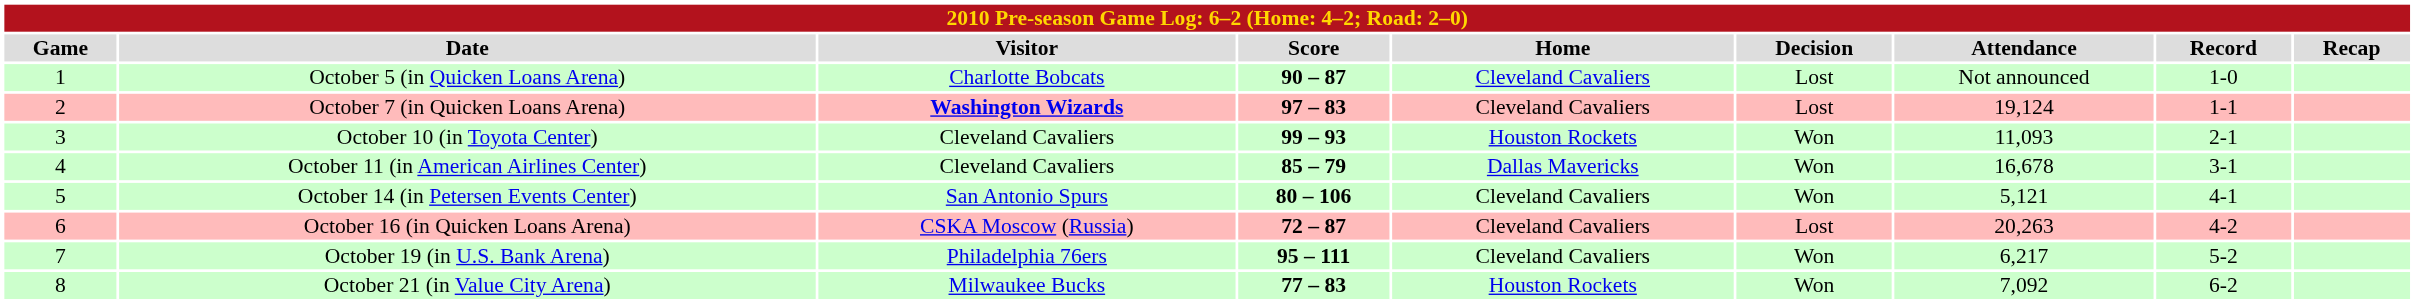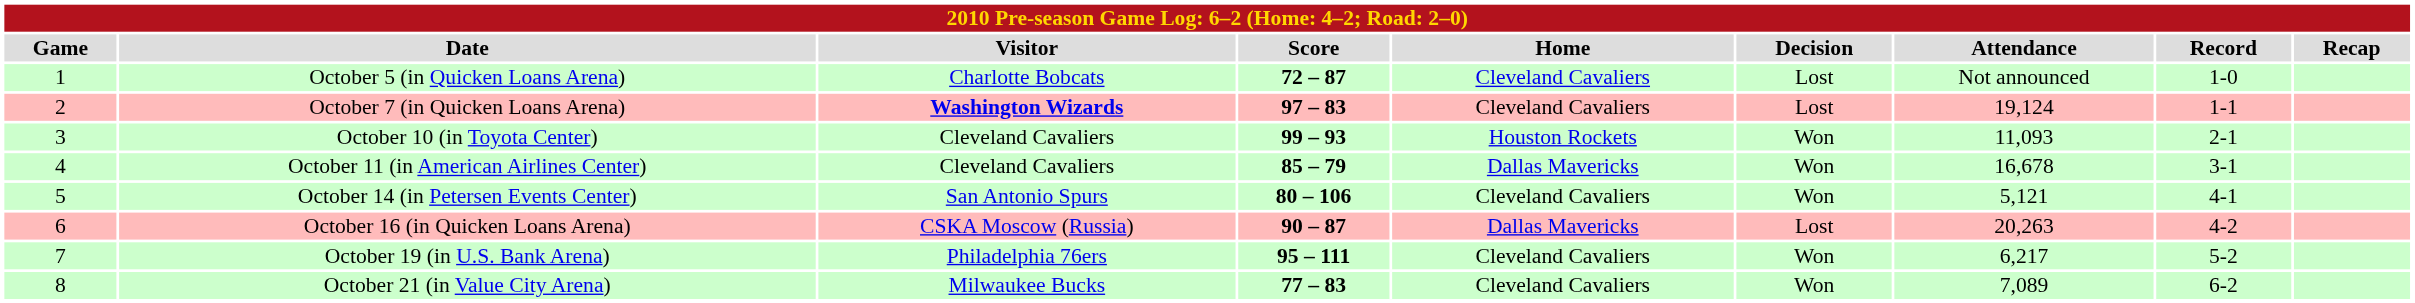(1314, 77) 90 – 87 -> (1314, 77) 72 – 87
(1314, 225) 72 – 87 -> (1314, 225) 90 – 87
(1563, 225) Cleveland Cavaliers -> (1563, 225) Dallas Mavericks
(1563, 285) Houston Rockets -> (1563, 285) Cleveland Cavaliers
(2024, 285) 7,092 -> (2024, 285) 7,089
